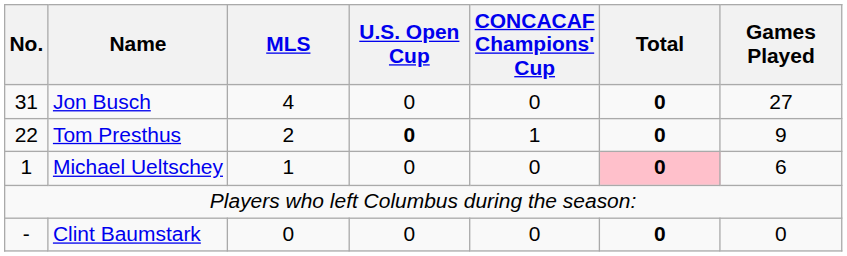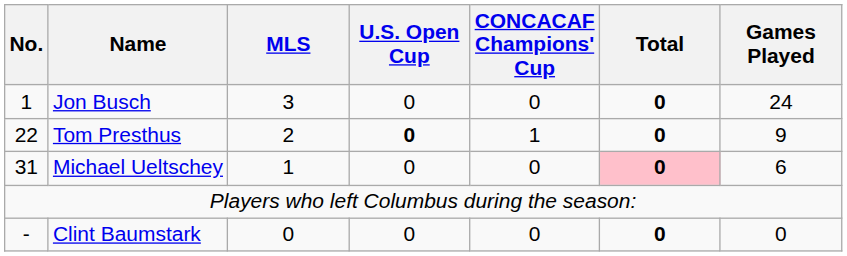(26, 101) 31 -> (26, 101) 1
(288, 101) 4 -> (288, 101) 3
(781, 101) 27 -> (781, 101) 24
(26, 168) 1 -> (26, 168) 31
